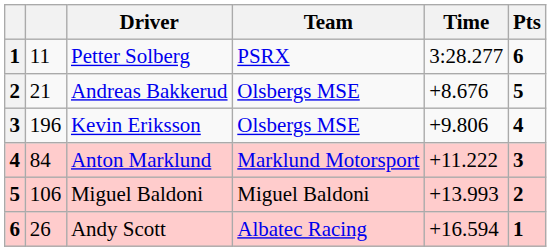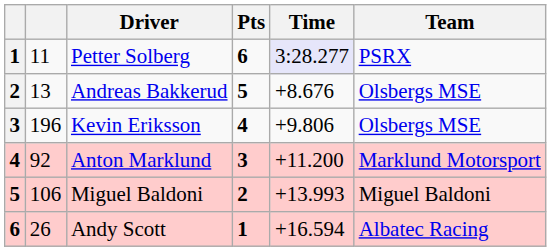columns swapped: (328, 21) <-> (527, 21)
(466, 56) no background -> (312, 56) lavender background
(40, 91) 21 -> (40, 91) 13
(40, 160) 84 -> (40, 160) 92
(464, 160) +11.222 -> (309, 160) +11.200
